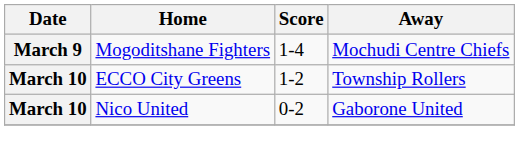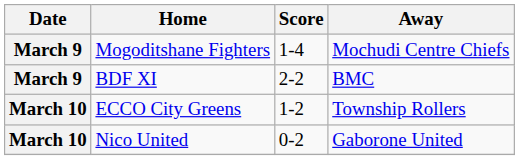+ row: (126, 79)
